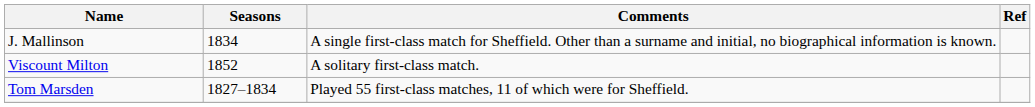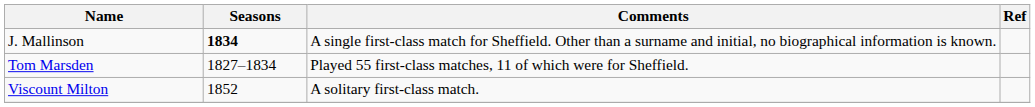(222, 41) normal -> (222, 41) bold
rows swapped: (51, 89) <-> (58, 65)
